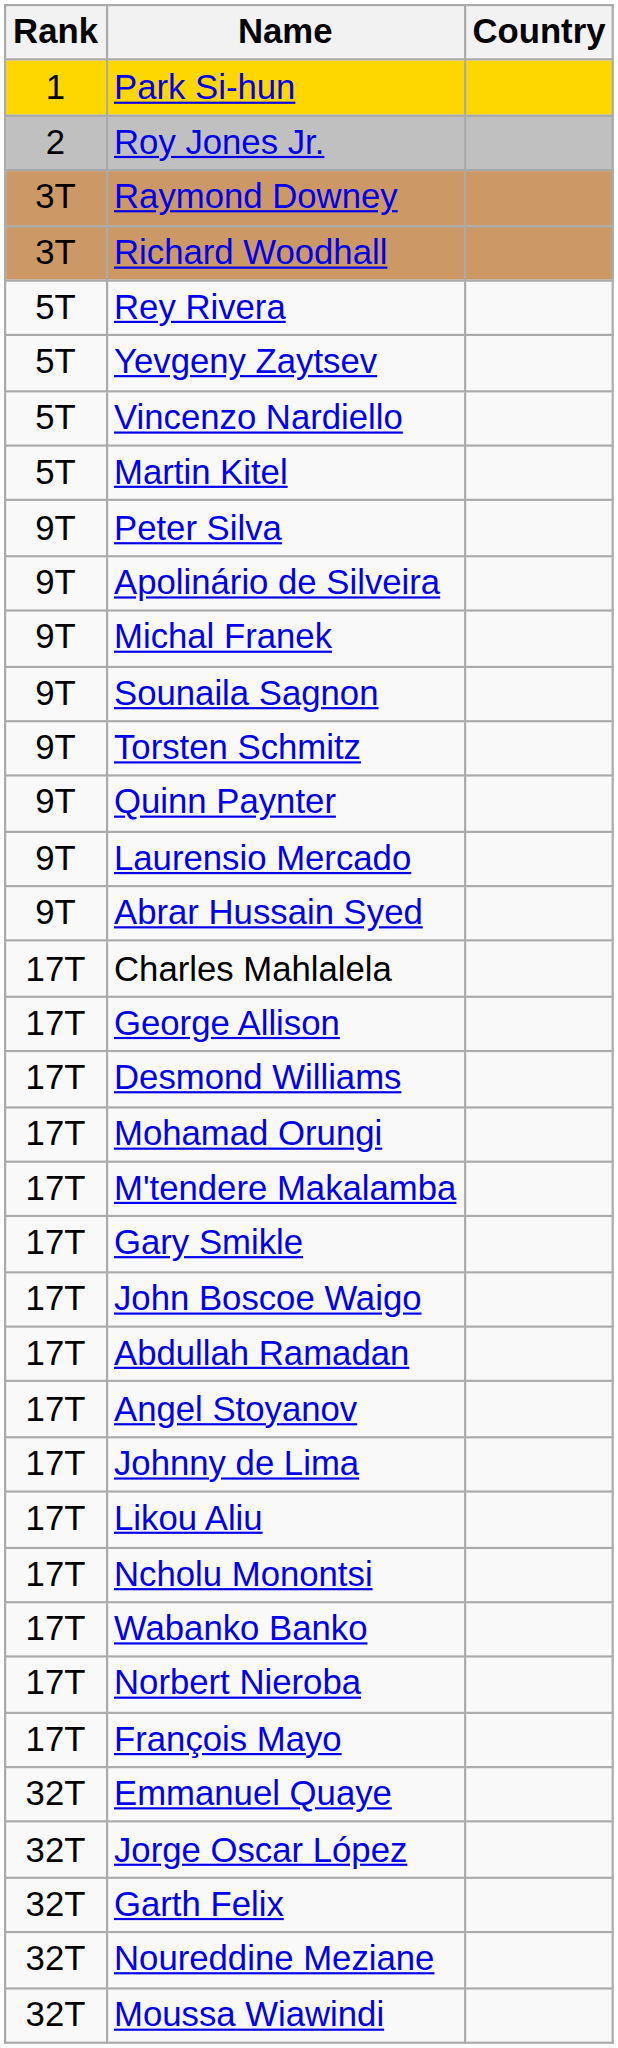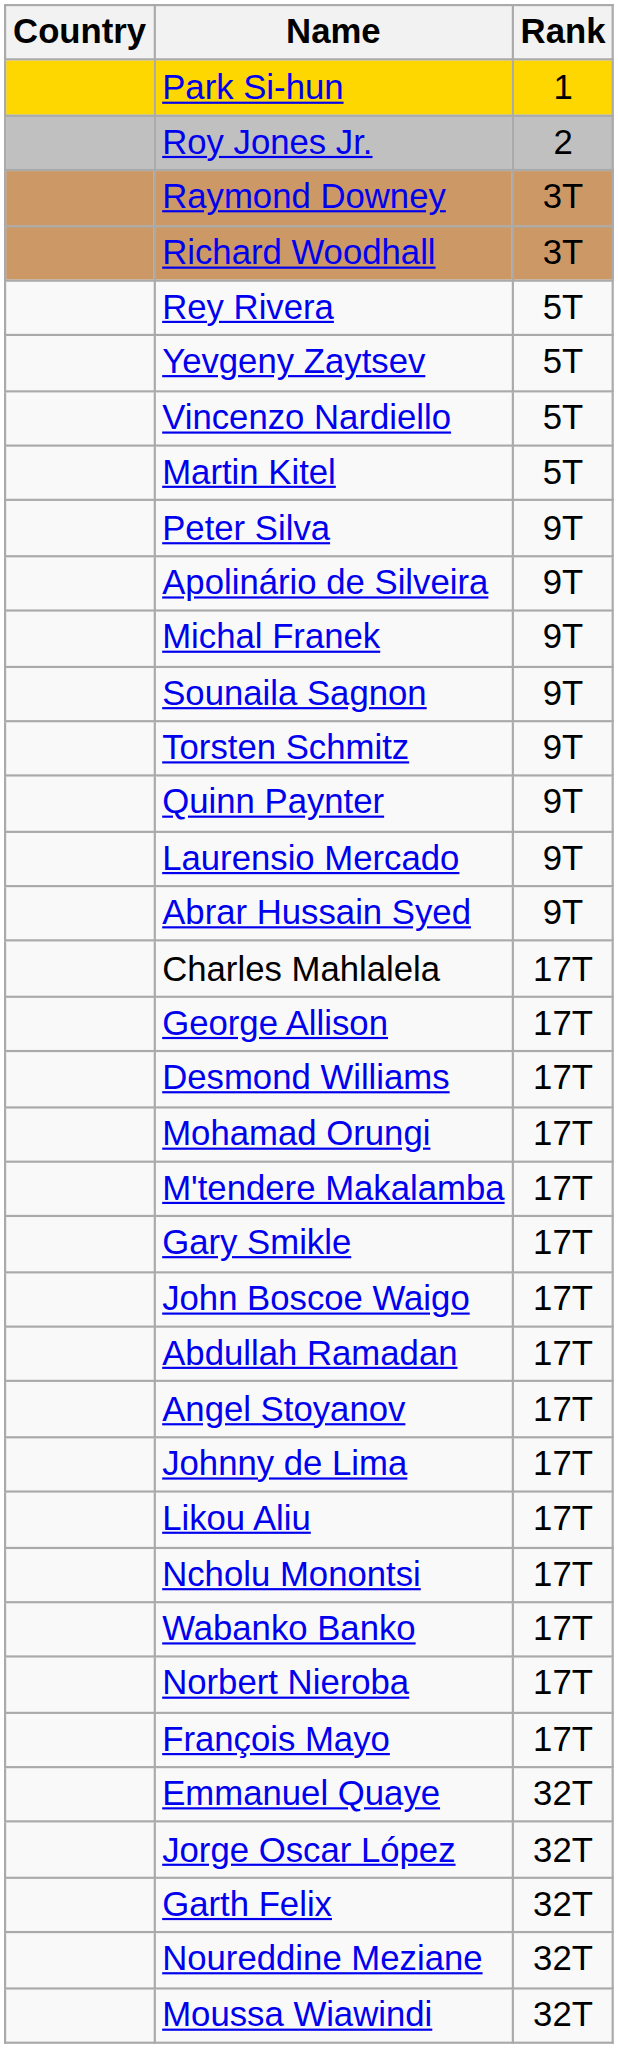columns swapped: (56, 32) <-> (539, 32)
